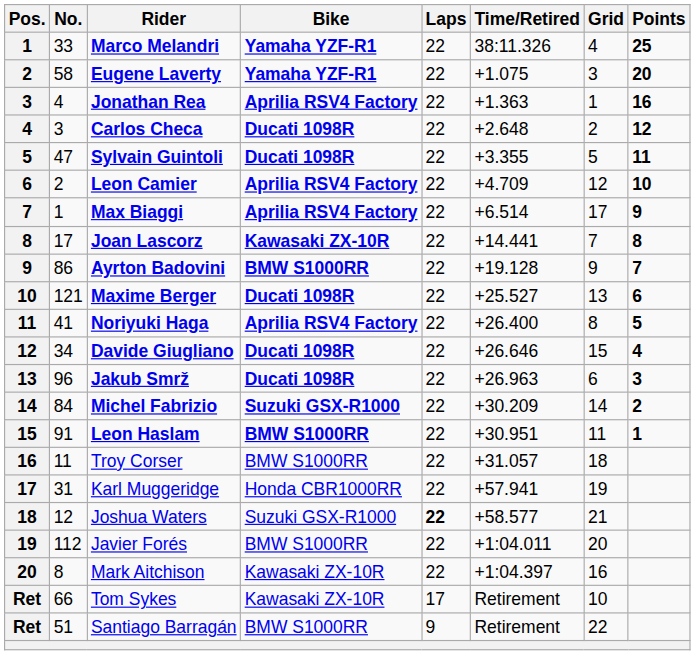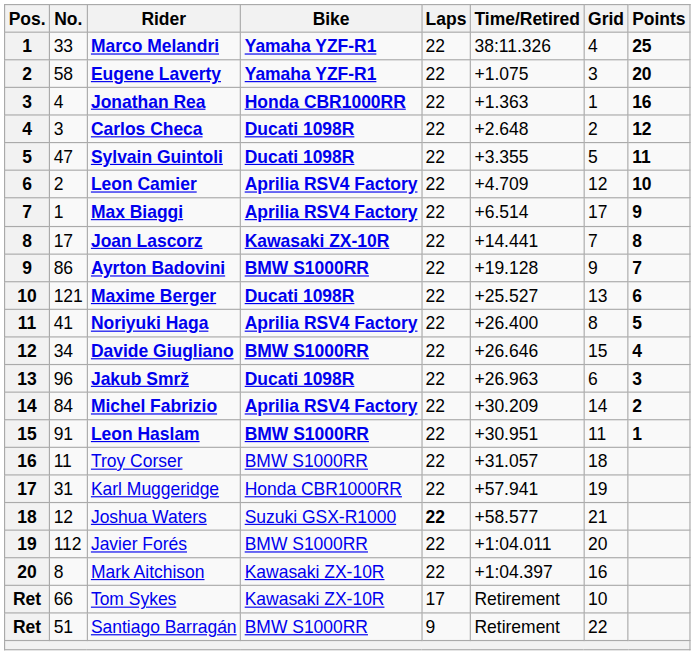(331, 102) Aprilia RSV4 Factory -> (325, 102) Honda CBR1000RR
(300, 351) Ducati 1098R -> (307, 351) BMW S1000RR
(322, 406) Suzuki GSX-R1000 -> (331, 406) Aprilia RSV4 Factory
